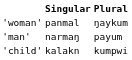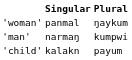(108, 36) payum -> (111, 36) kumpwi
(111, 50) kumpwi -> (108, 50) payum
